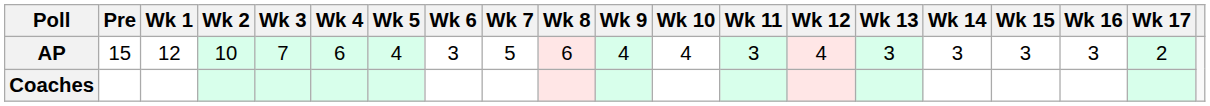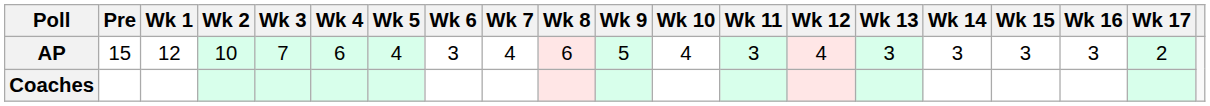(510, 52) 5 -> (510, 52) 4
(624, 52) 4 -> (624, 52) 5
